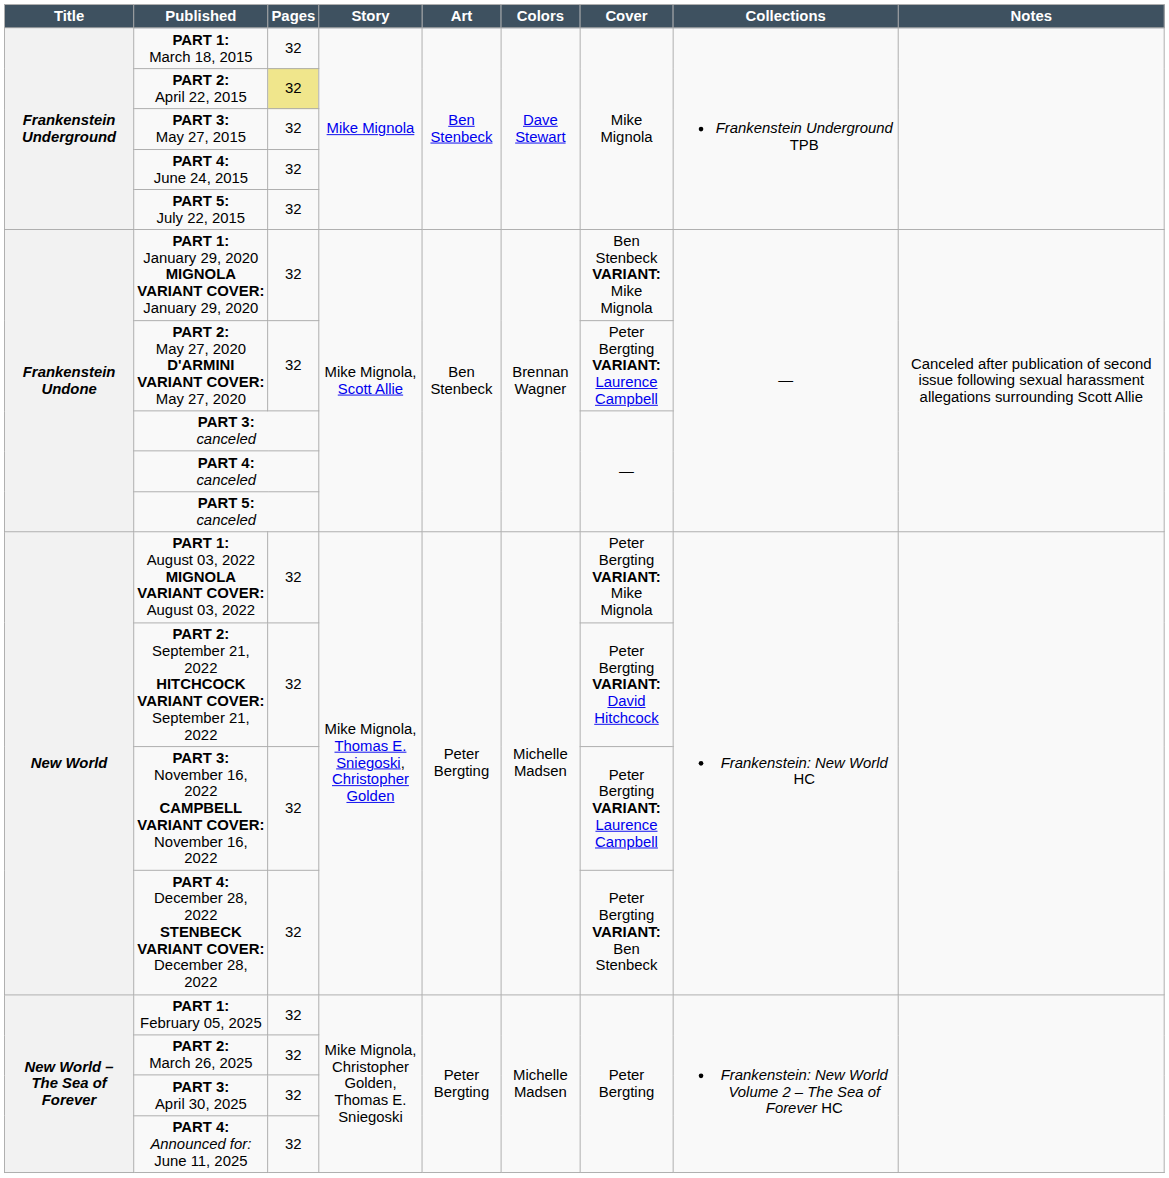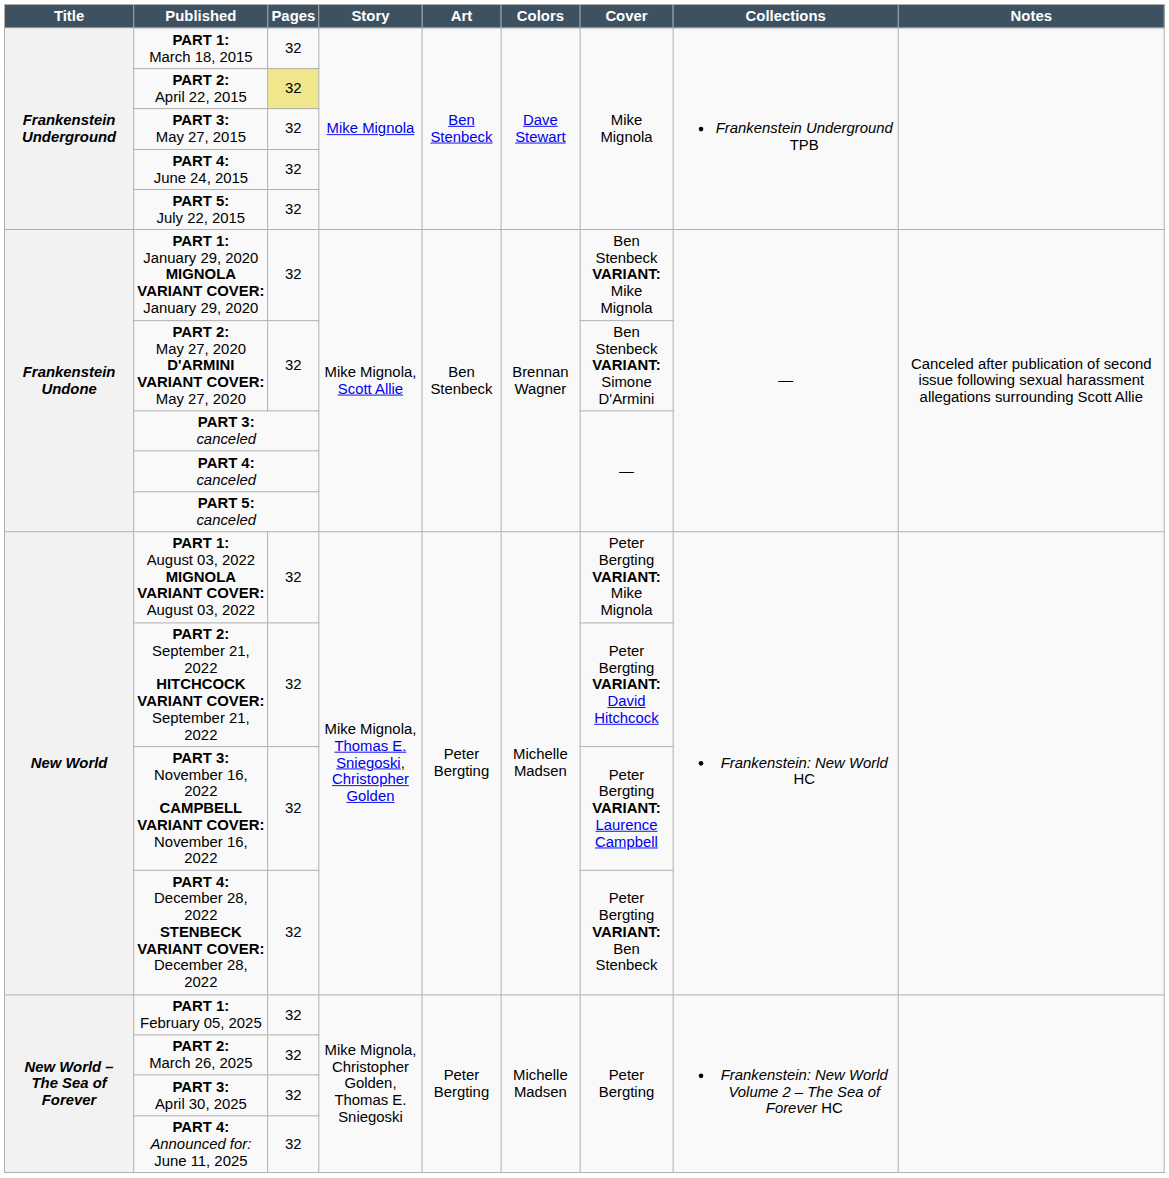(626, 365) Peter Bergting VARIANT: Laurence Campbell -> (626, 365) Ben Stenbeck VARIANT: Simone D'Armini
